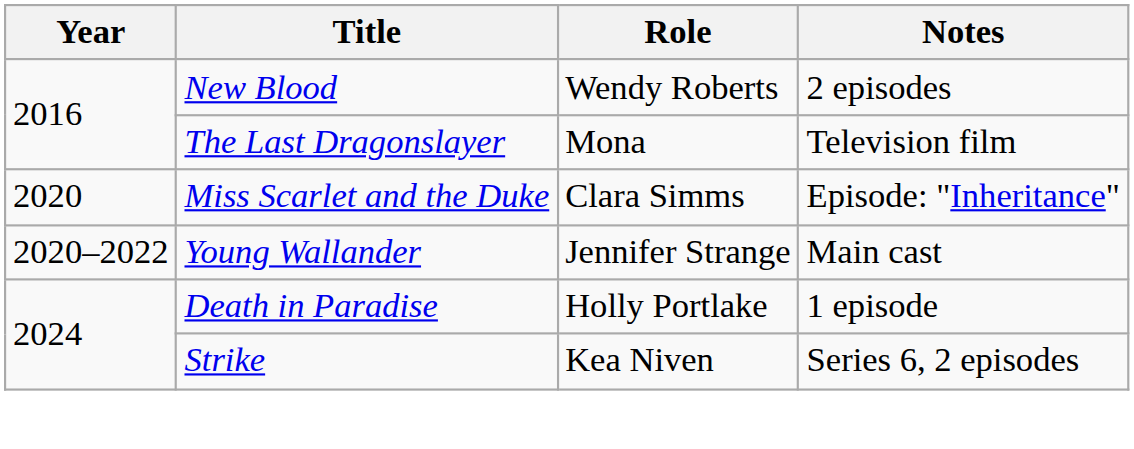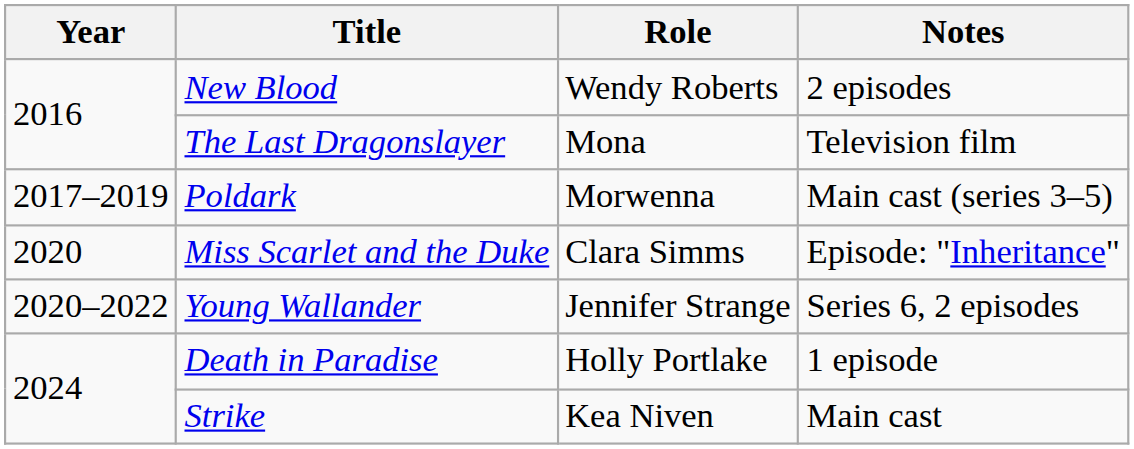+ row: (240, 196)
(874, 251) Main cast -> (943, 305) Series 6, 2 episodes
(943, 360) Series 6, 2 episodes -> (874, 415) Main cast
